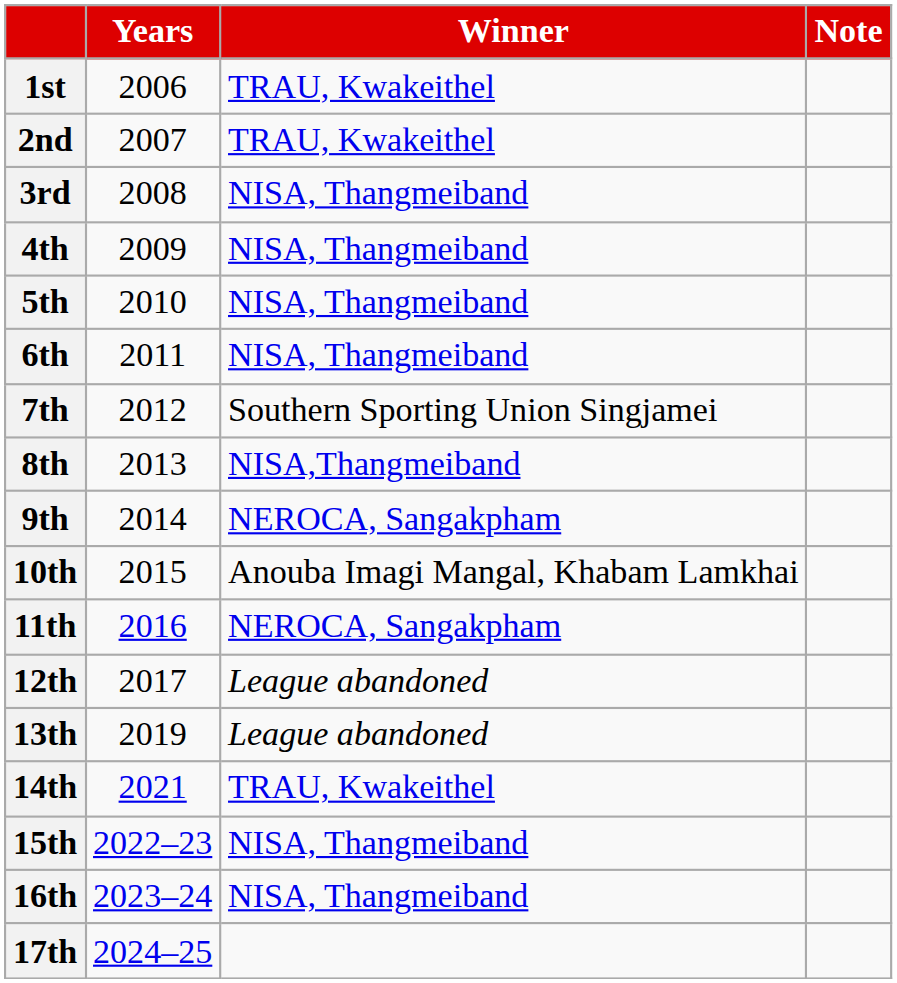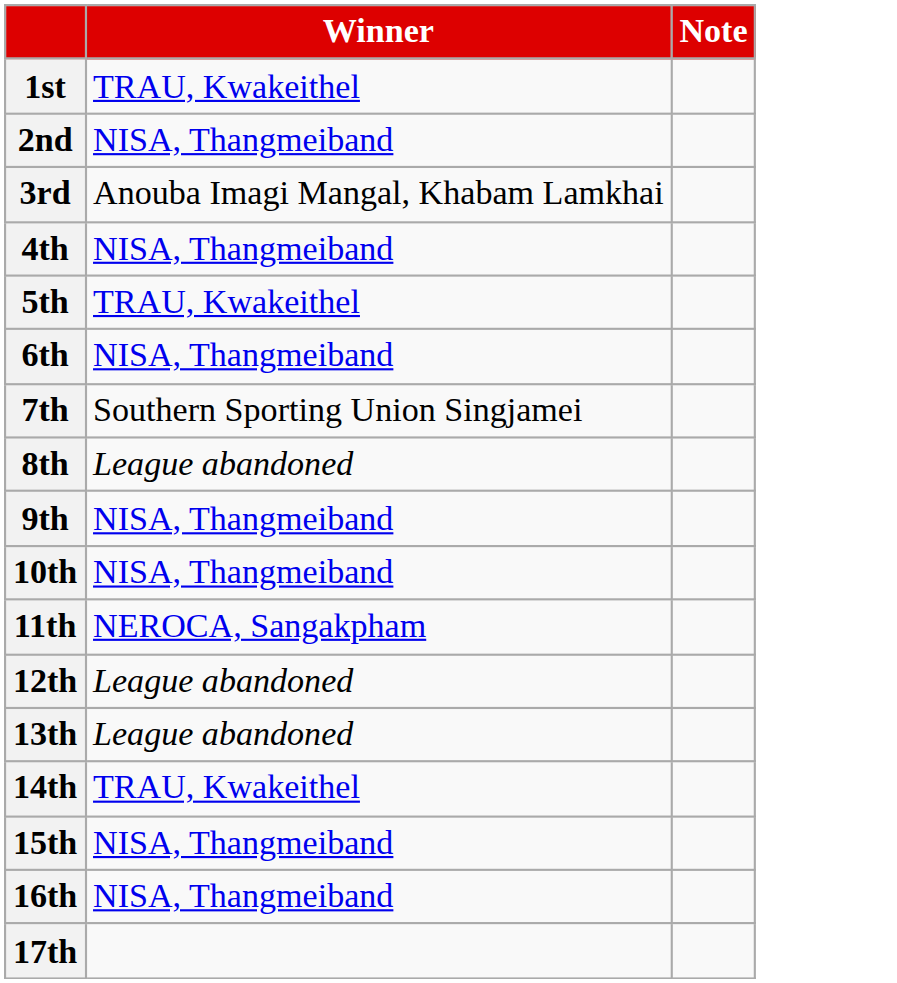- column: (153, 31)
(361, 139) TRAU, Kwakeithel -> (243, 139) NISA, Thangmeiband
(378, 193) NISA, Thangmeiband -> (378, 193) Anouba Imagi Mangal, Khabam Lamkhai
(378, 301) NISA, Thangmeiband -> (226, 301) TRAU, Kwakeithel
(374, 463) NISA,Thangmeiband -> (223, 463) League abandoned
(395, 517) NEROCA, Sangakpham -> (243, 517) NISA, Thangmeiband
(513, 572) Anouba Imagi Mangal, Khabam Lamkhai -> (243, 572) NISA, Thangmeiband
